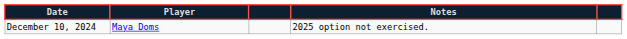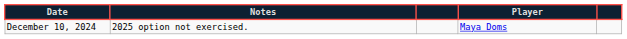columns swapped: (179, 12) <-> (444, 12)
